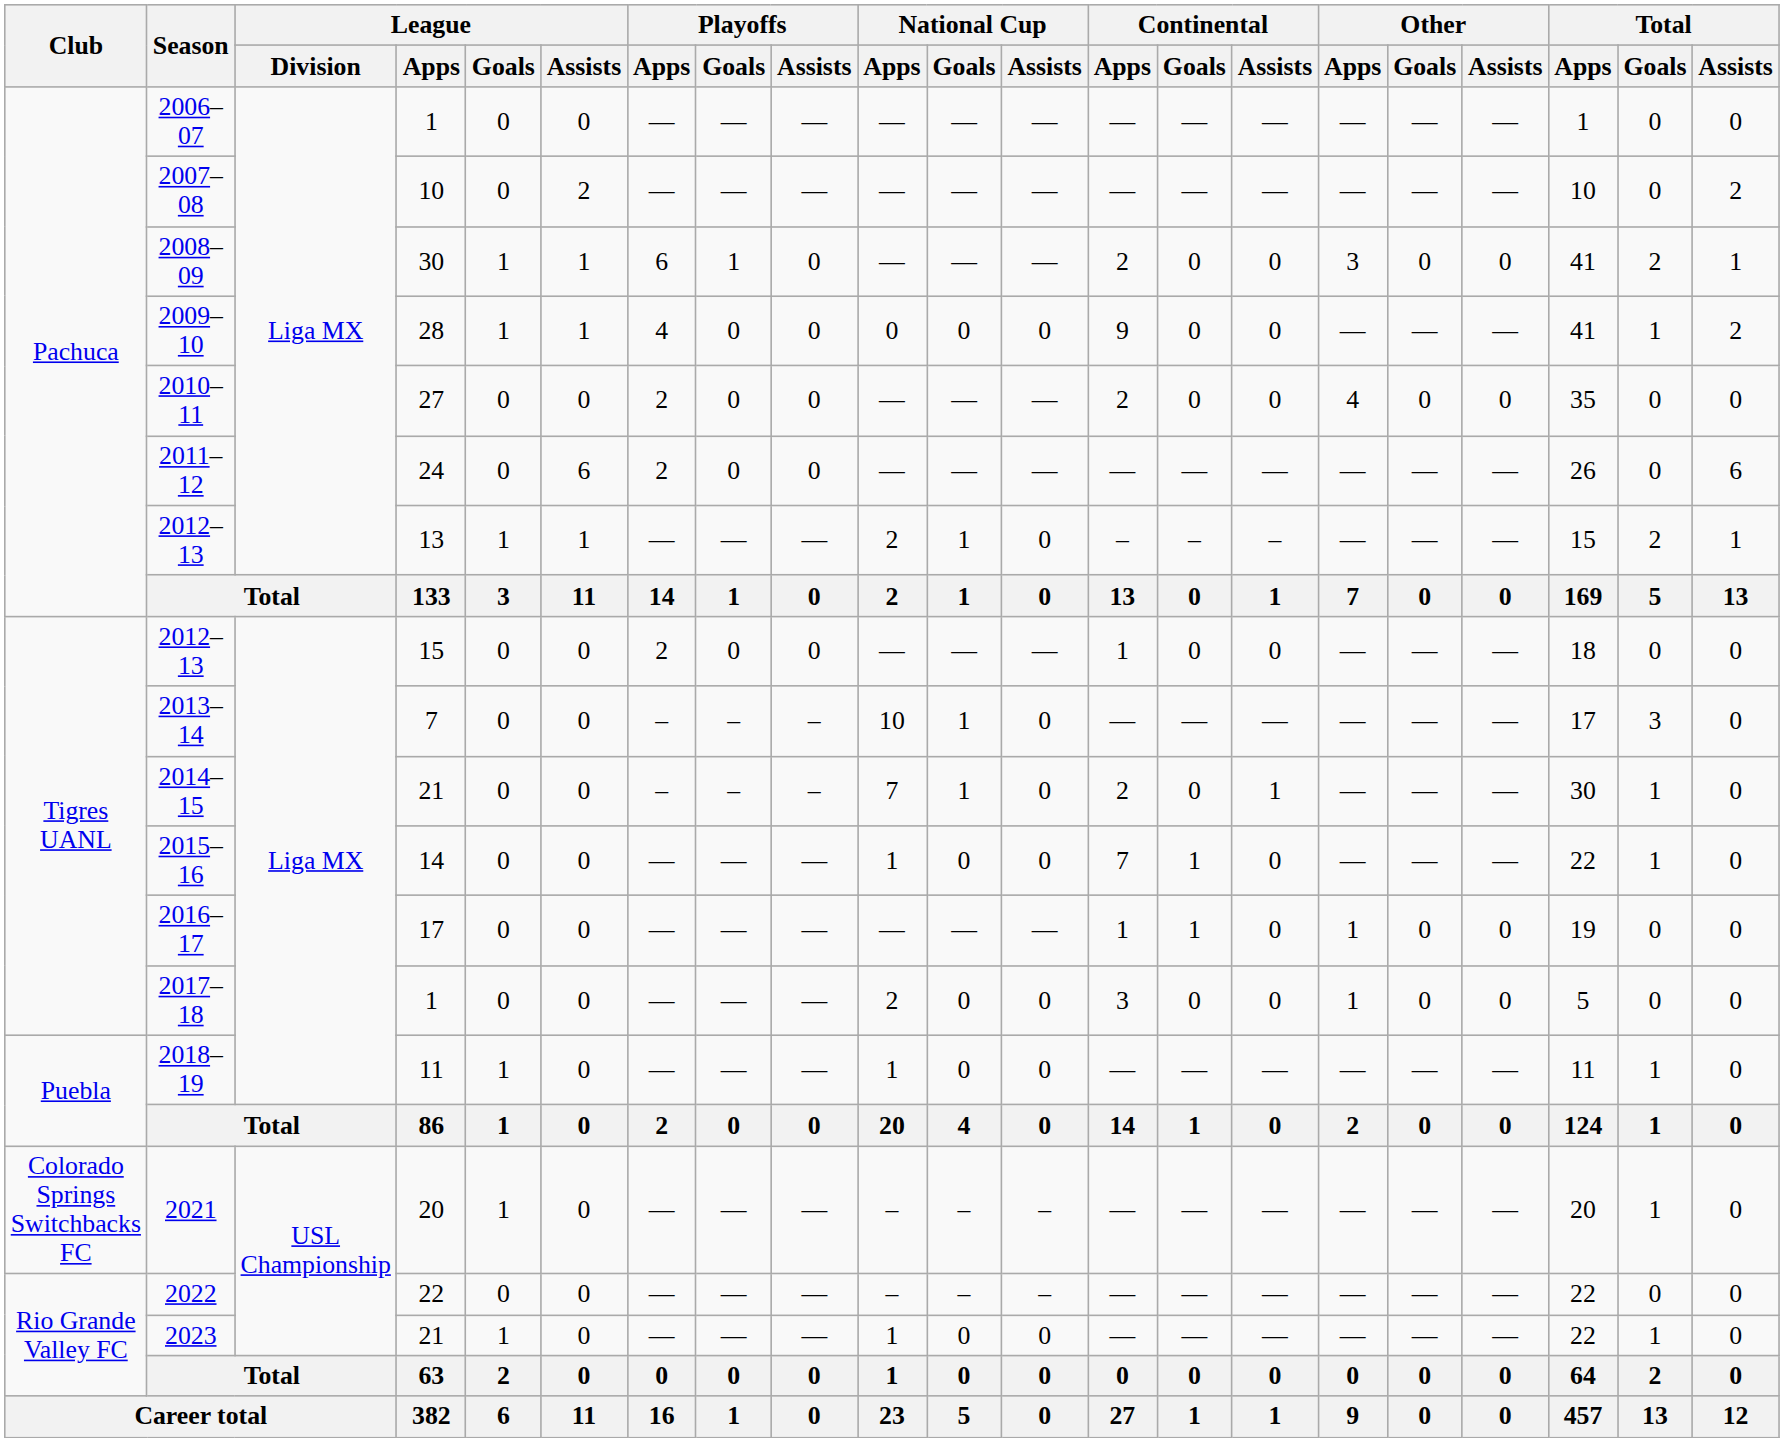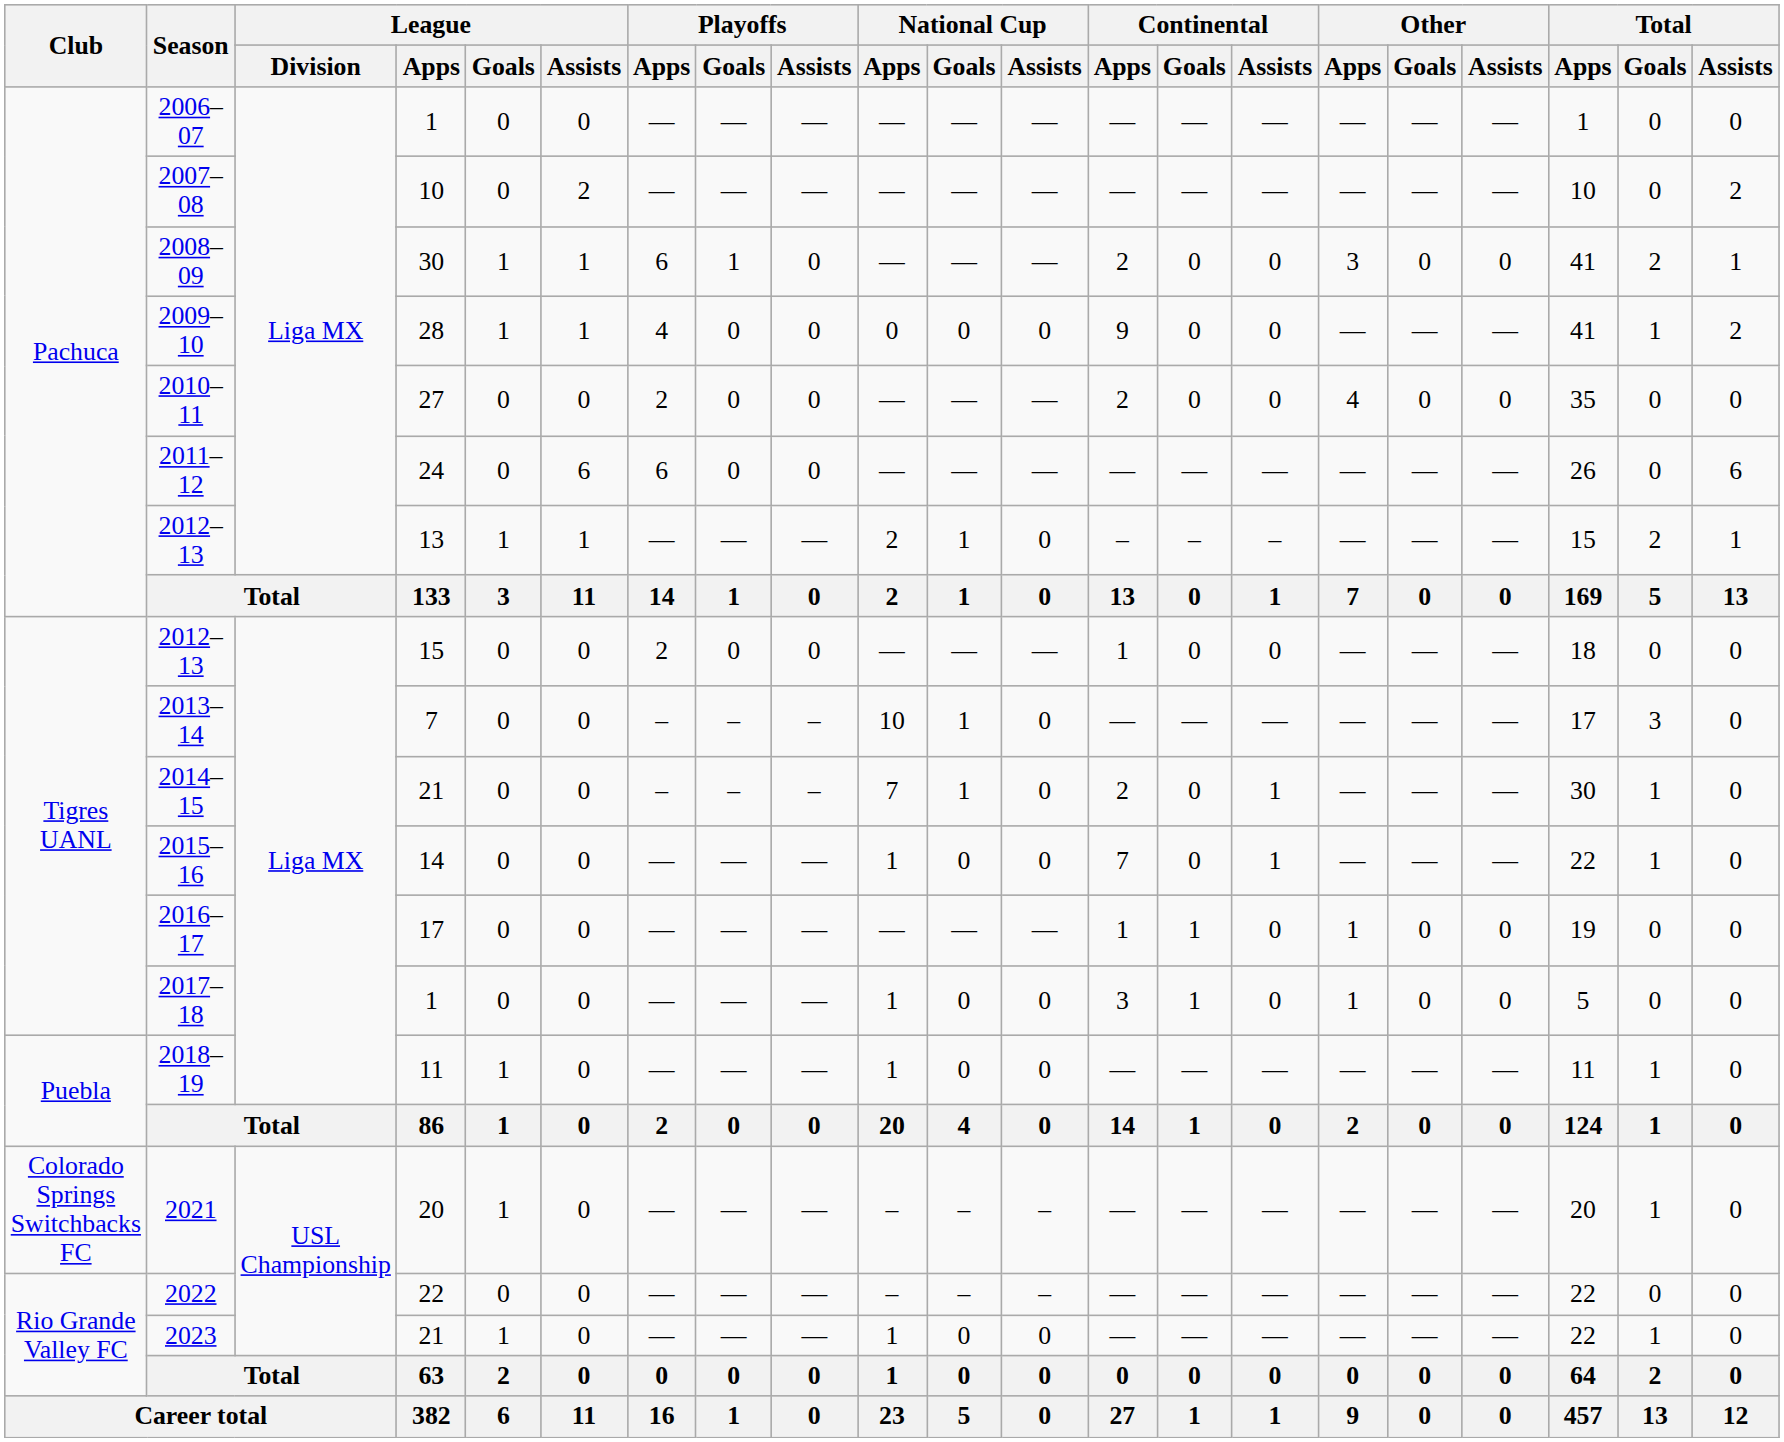(662, 470) 2 -> (662, 470) 6
(1194, 860) 1 -> (1194, 860) 0
(1275, 860) 0 -> (1275, 860) 1
(892, 999) 2 -> (892, 999) 1
(1194, 999) 0 -> (1194, 999) 1
